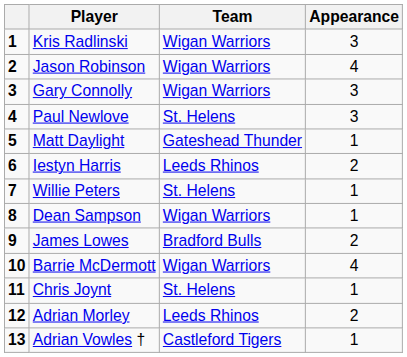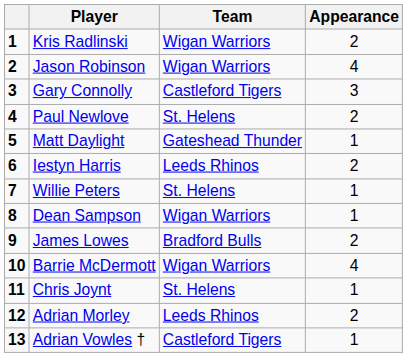(354, 41) 3 -> (354, 41) 2
(217, 91) Wigan Warriors -> (222, 91) Castleford Tigers
(354, 116) 3 -> (354, 116) 2
